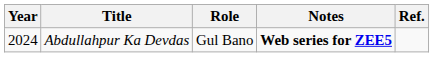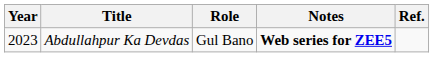(23, 39) 2024 -> (23, 39) 2023
